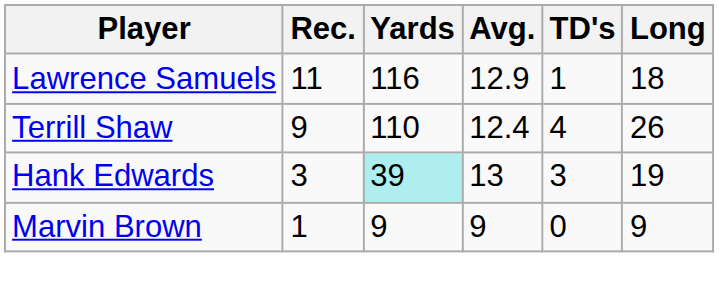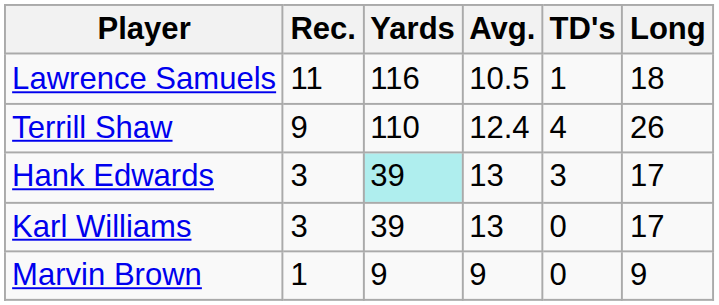(499, 78) 12.9 -> (499, 78) 10.5
(647, 176) 19 -> (647, 176) 17
+ row: (102, 226)
